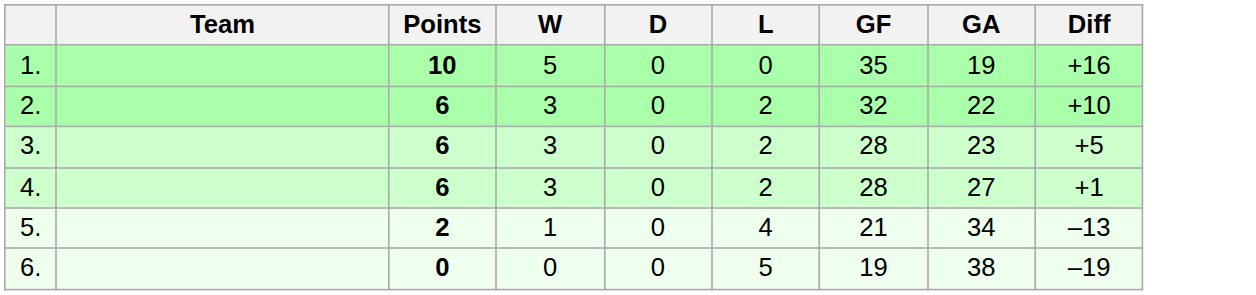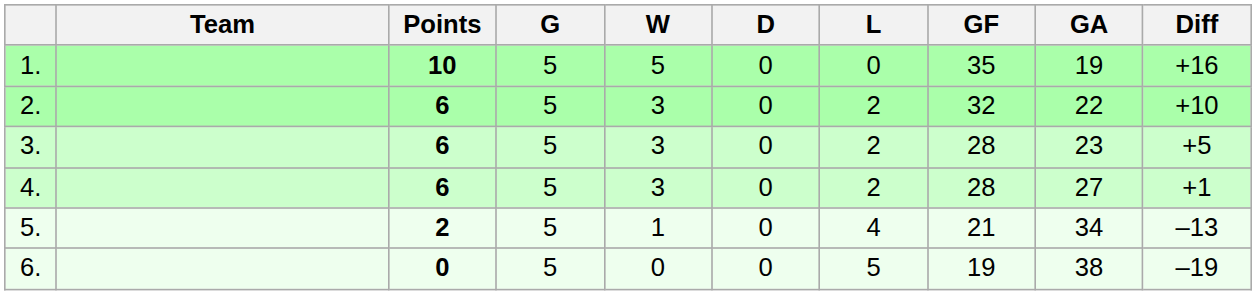+ column: (550, 24)
